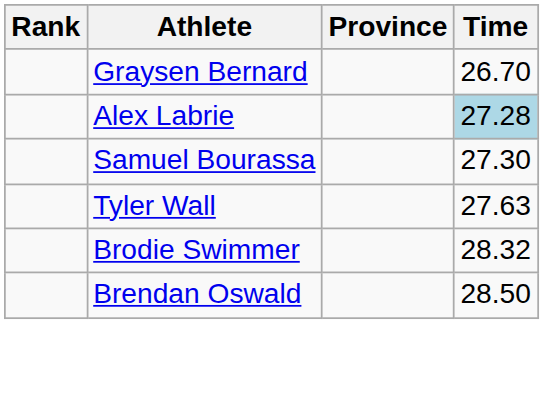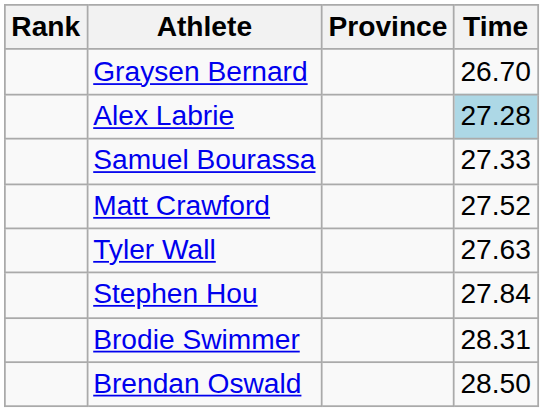(496, 160) 27.30 -> (496, 160) 27.33
+ row: (182, 205)
+ row: (175, 294)
(496, 250) 28.32 -> (496, 339) 28.31
